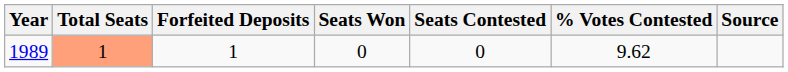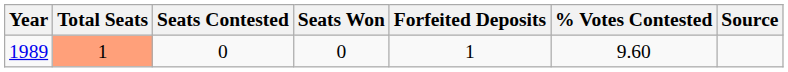columns swapped: (480, 19) <-> (233, 19)
(634, 50) 9.62 -> (634, 50) 9.60
